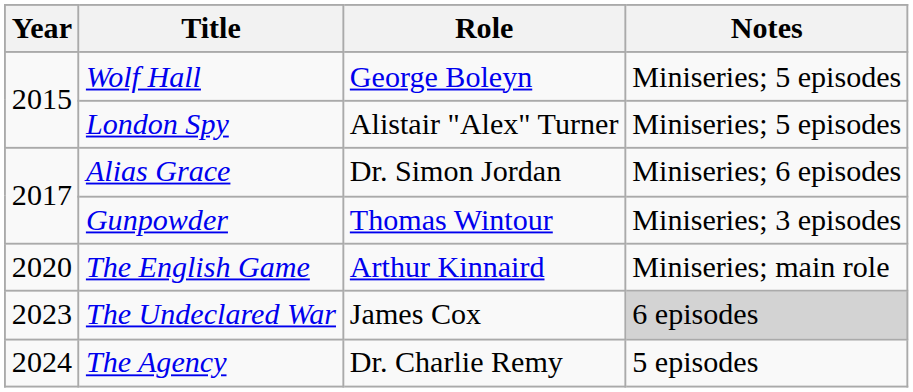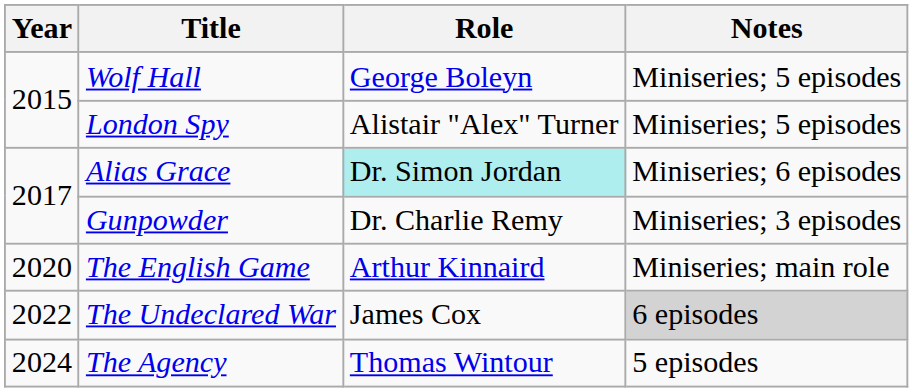(456, 171) no background -> (456, 171) paleturquoise background
(451, 219) Thomas Wintour -> (456, 219) Dr. Charlie Remy
(42, 314) 2023 -> (42, 314) 2022
(456, 362) Dr. Charlie Remy -> (451, 362) Thomas Wintour
